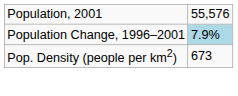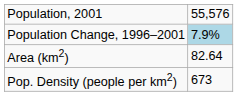+ row: (38, 56)
